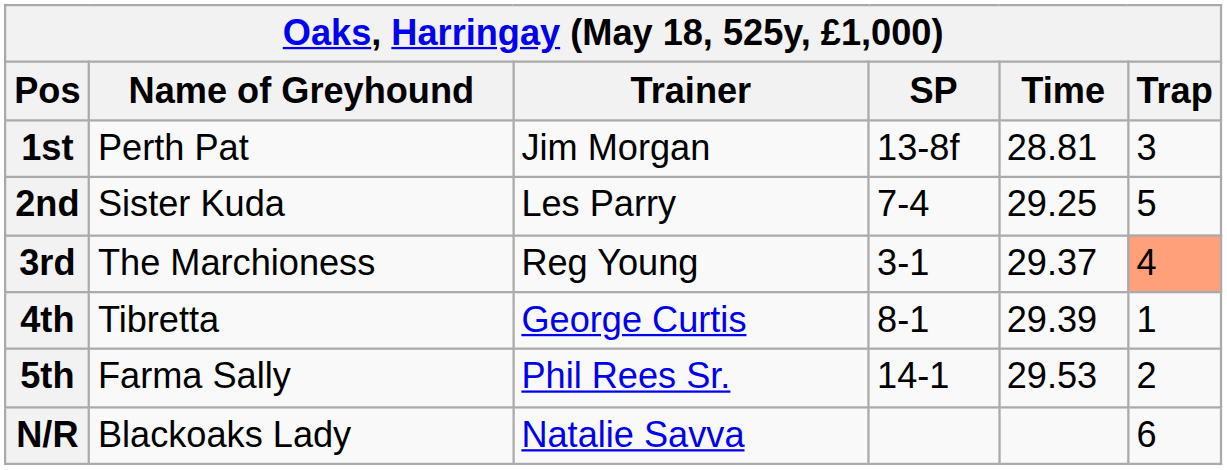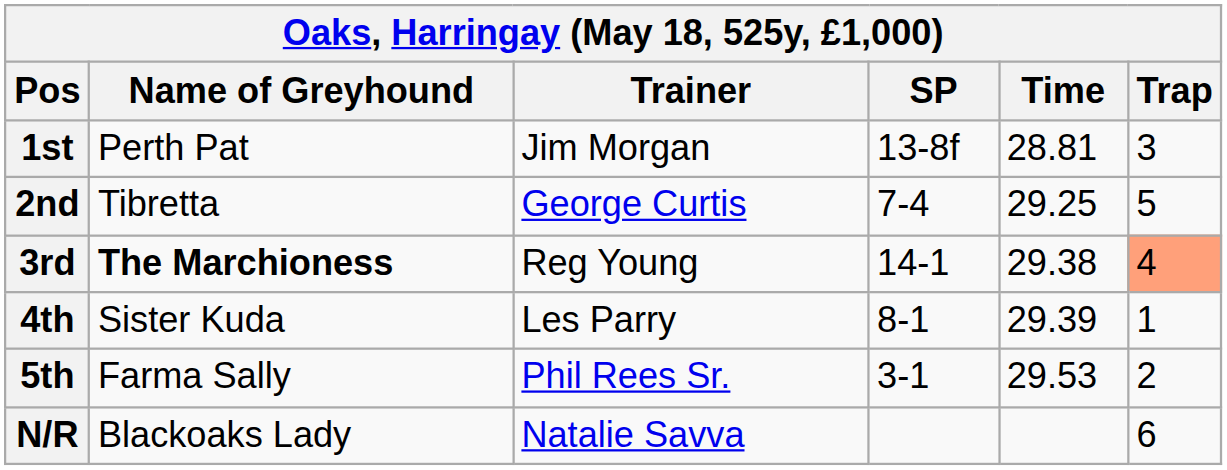(191, 205) Sister Kuda -> (159, 205) Tibretta
(599, 205) Les Parry -> (634, 205) George Curtis
(237, 262) normal -> (246, 262) bold
(903, 262) 3-1 -> (913, 262) 14-1
(1052, 262) 29.37 -> (1052, 262) 29.38
(159, 319) Tibretta -> (191, 319) Sister Kuda
(634, 319) George Curtis -> (599, 319) Les Parry
(913, 377) 14-1 -> (903, 377) 3-1
